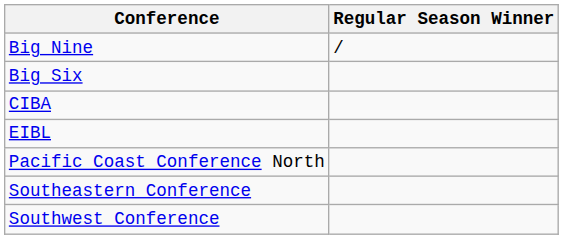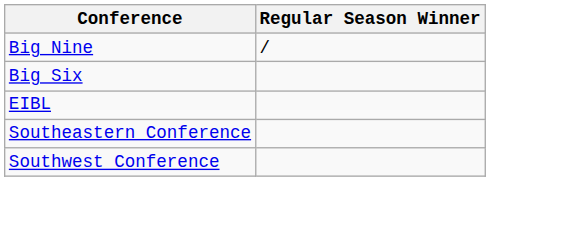- row: (30, 105)
- row: (167, 162)
